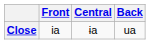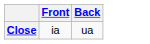- column: (93, 13)
